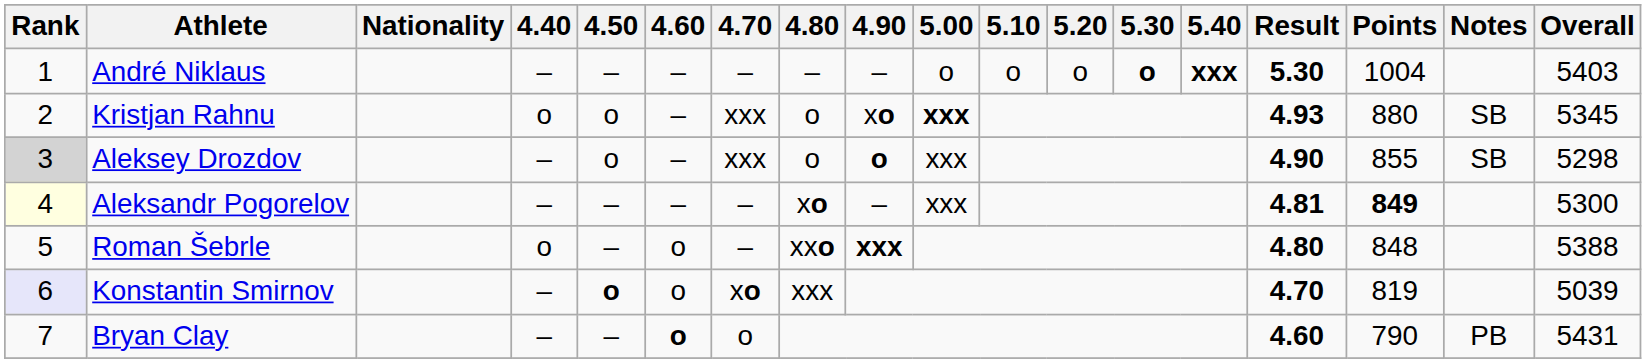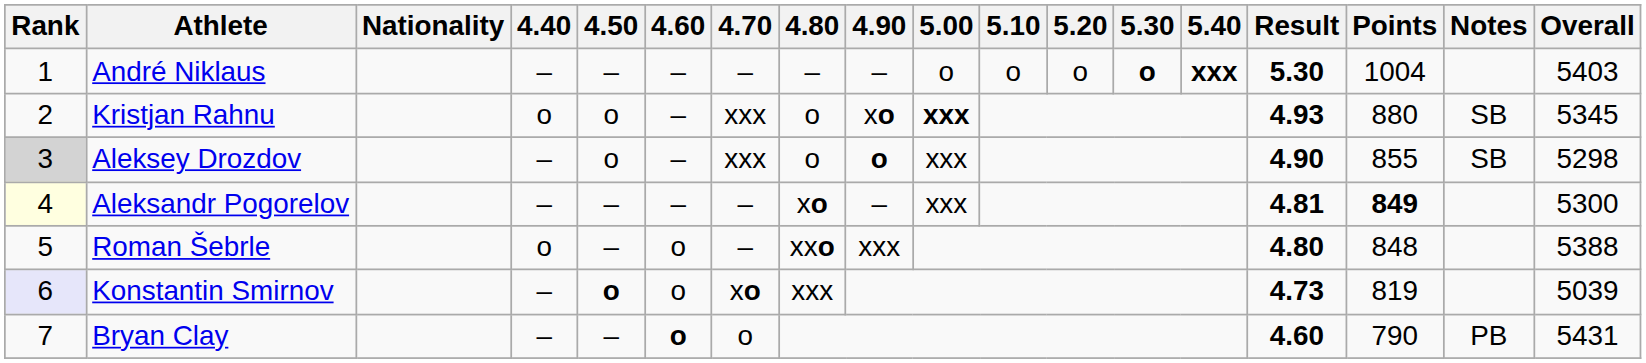(879, 247) bold -> (879, 247) normal
(1297, 291) 4.70 -> (1297, 291) 4.73
